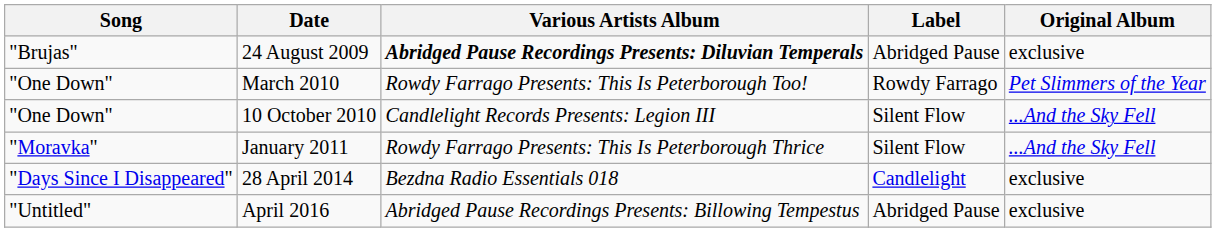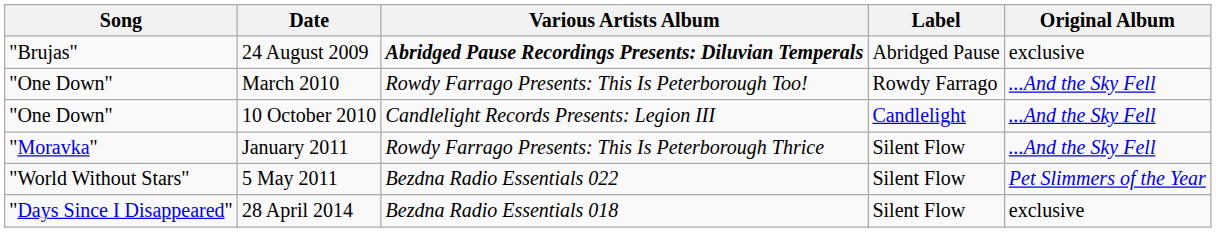(1107, 83) Pet Slimmers of the Year -> (1082, 83) ...And the Sky Fell
(919, 115) Silent Flow -> (919, 115) Candlelight
+ row: (290, 178)
(919, 178) Candlelight -> (919, 210) Silent Flow
- row: (286, 210)
